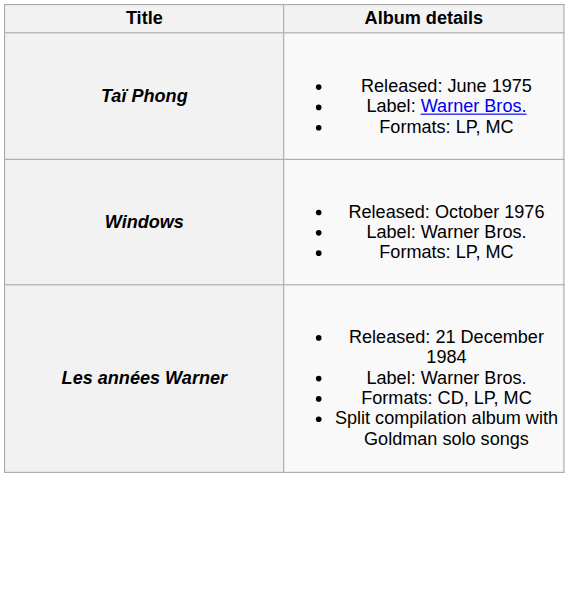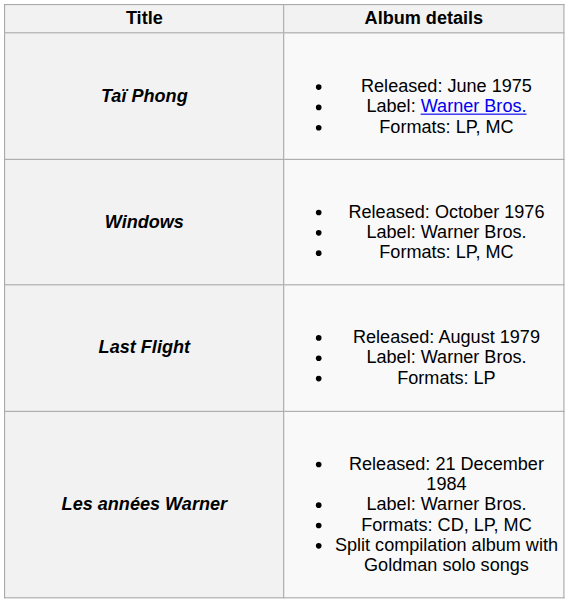+ row: (144, 347)
